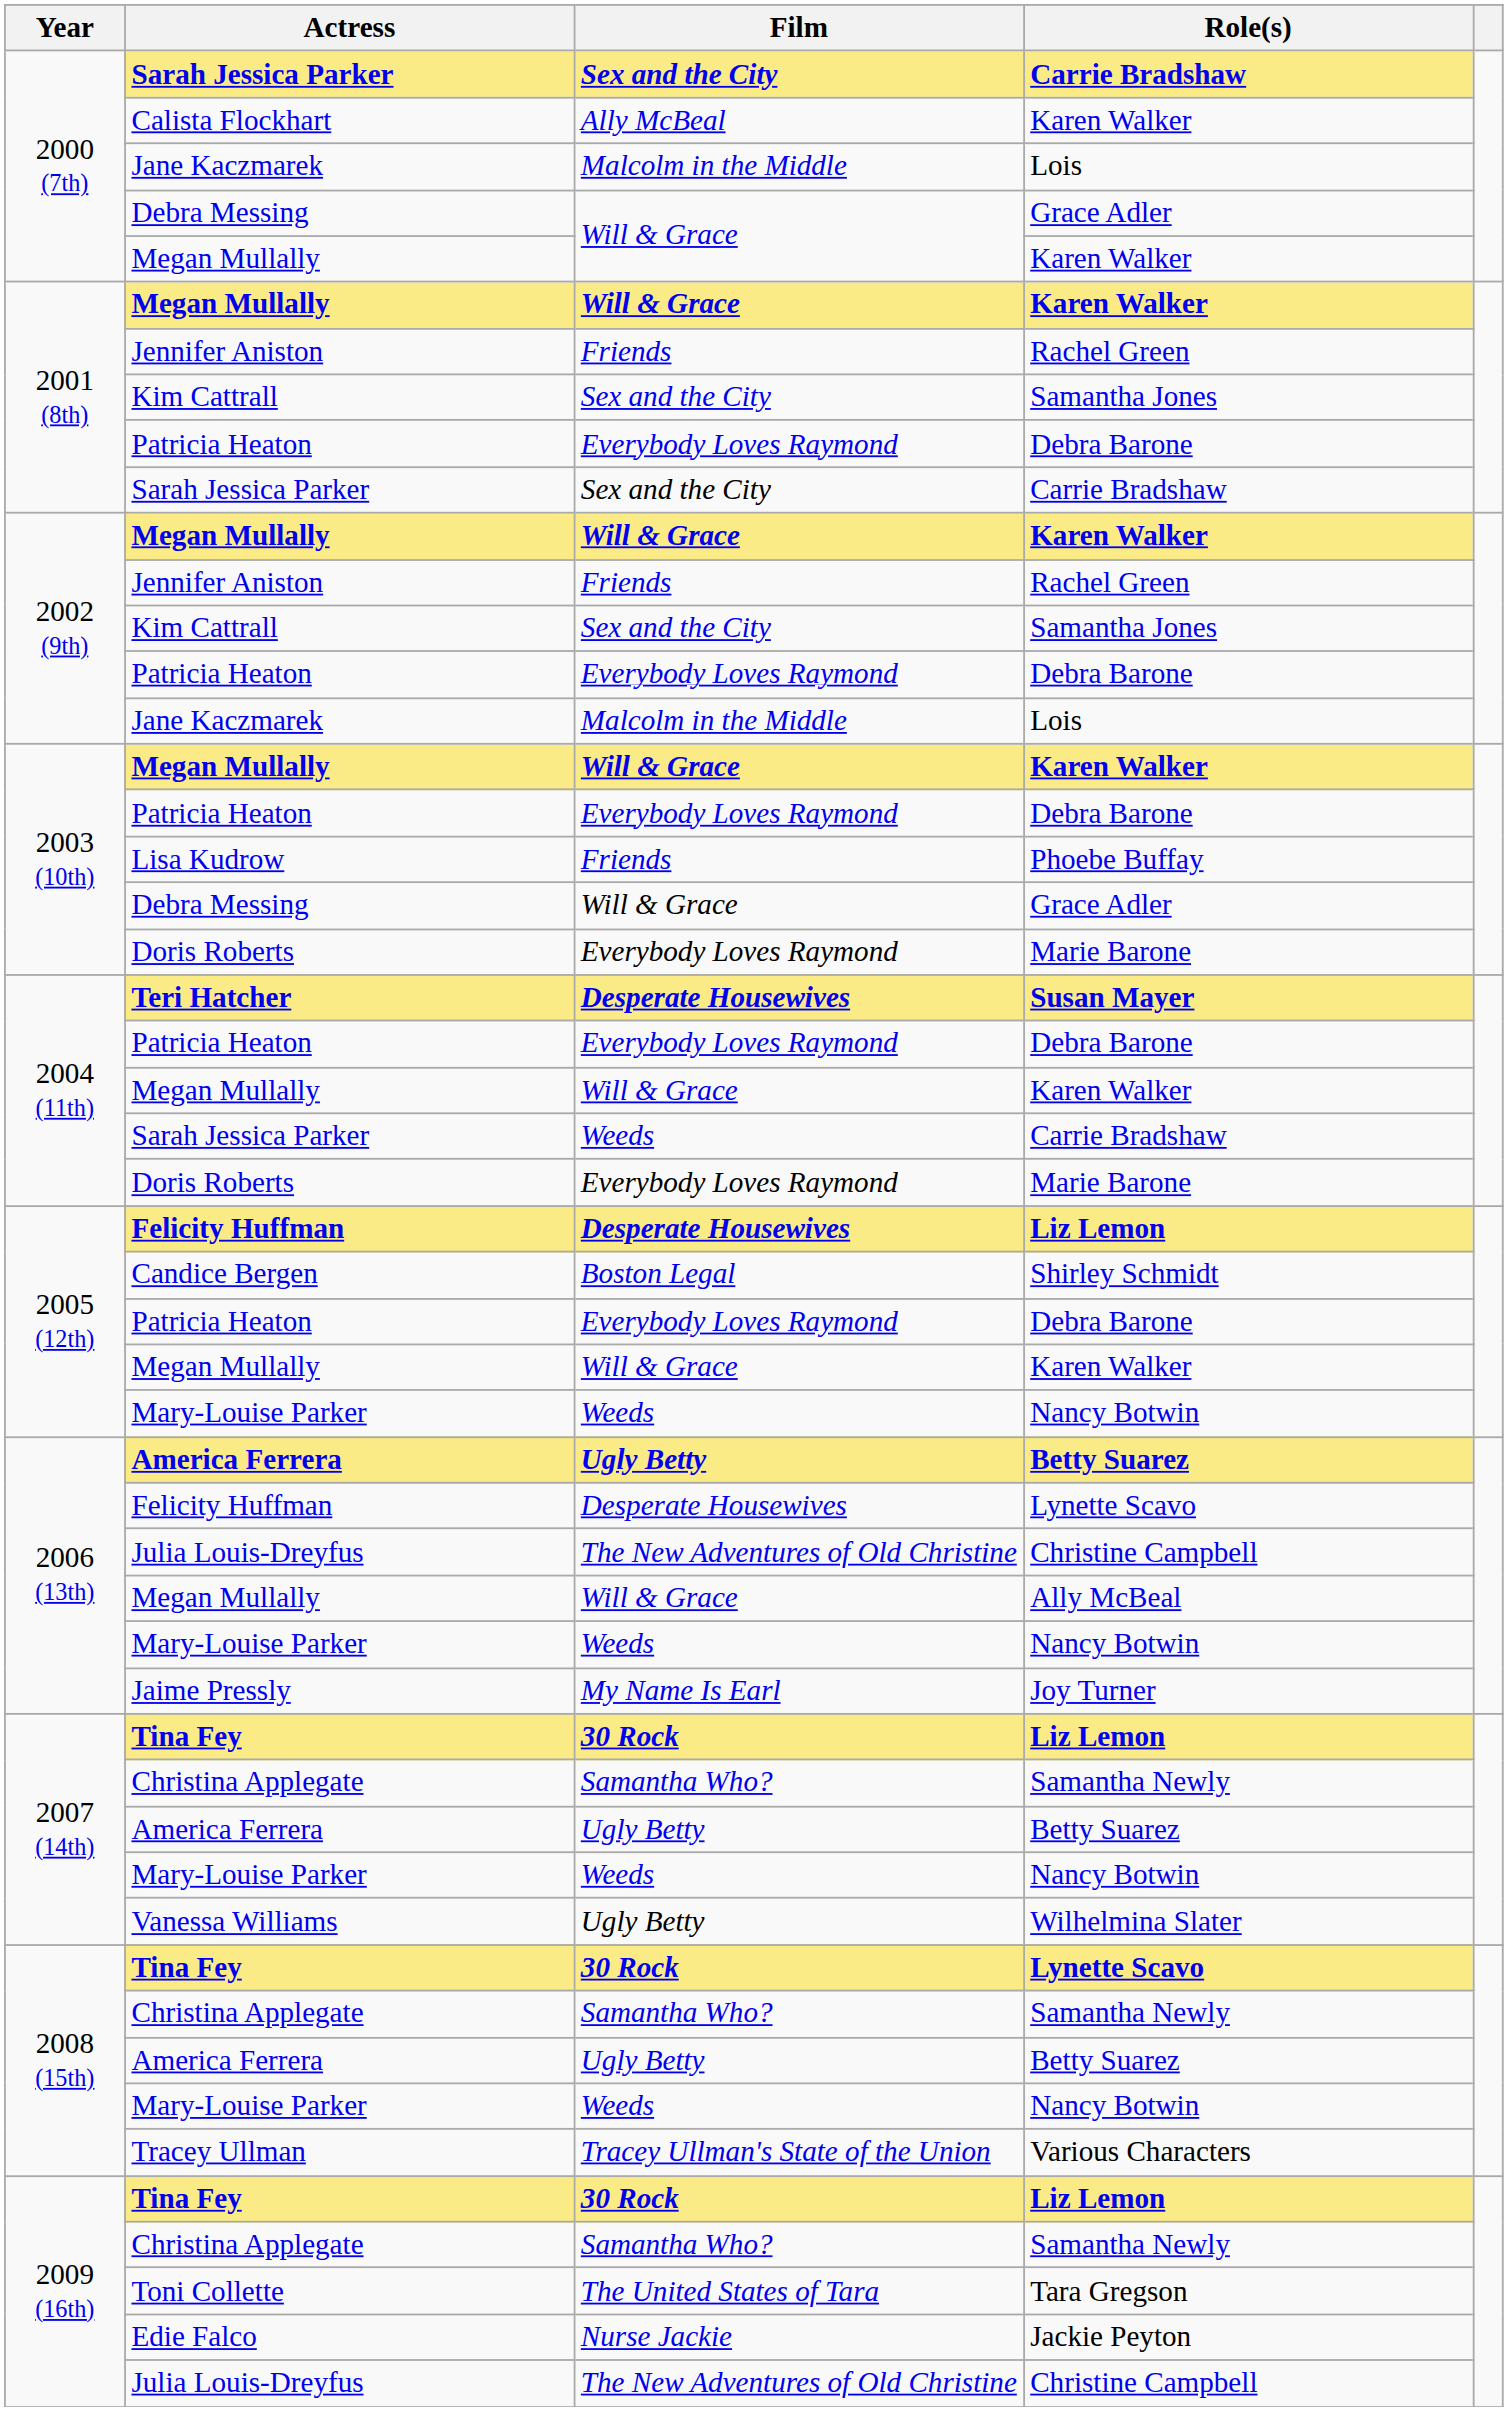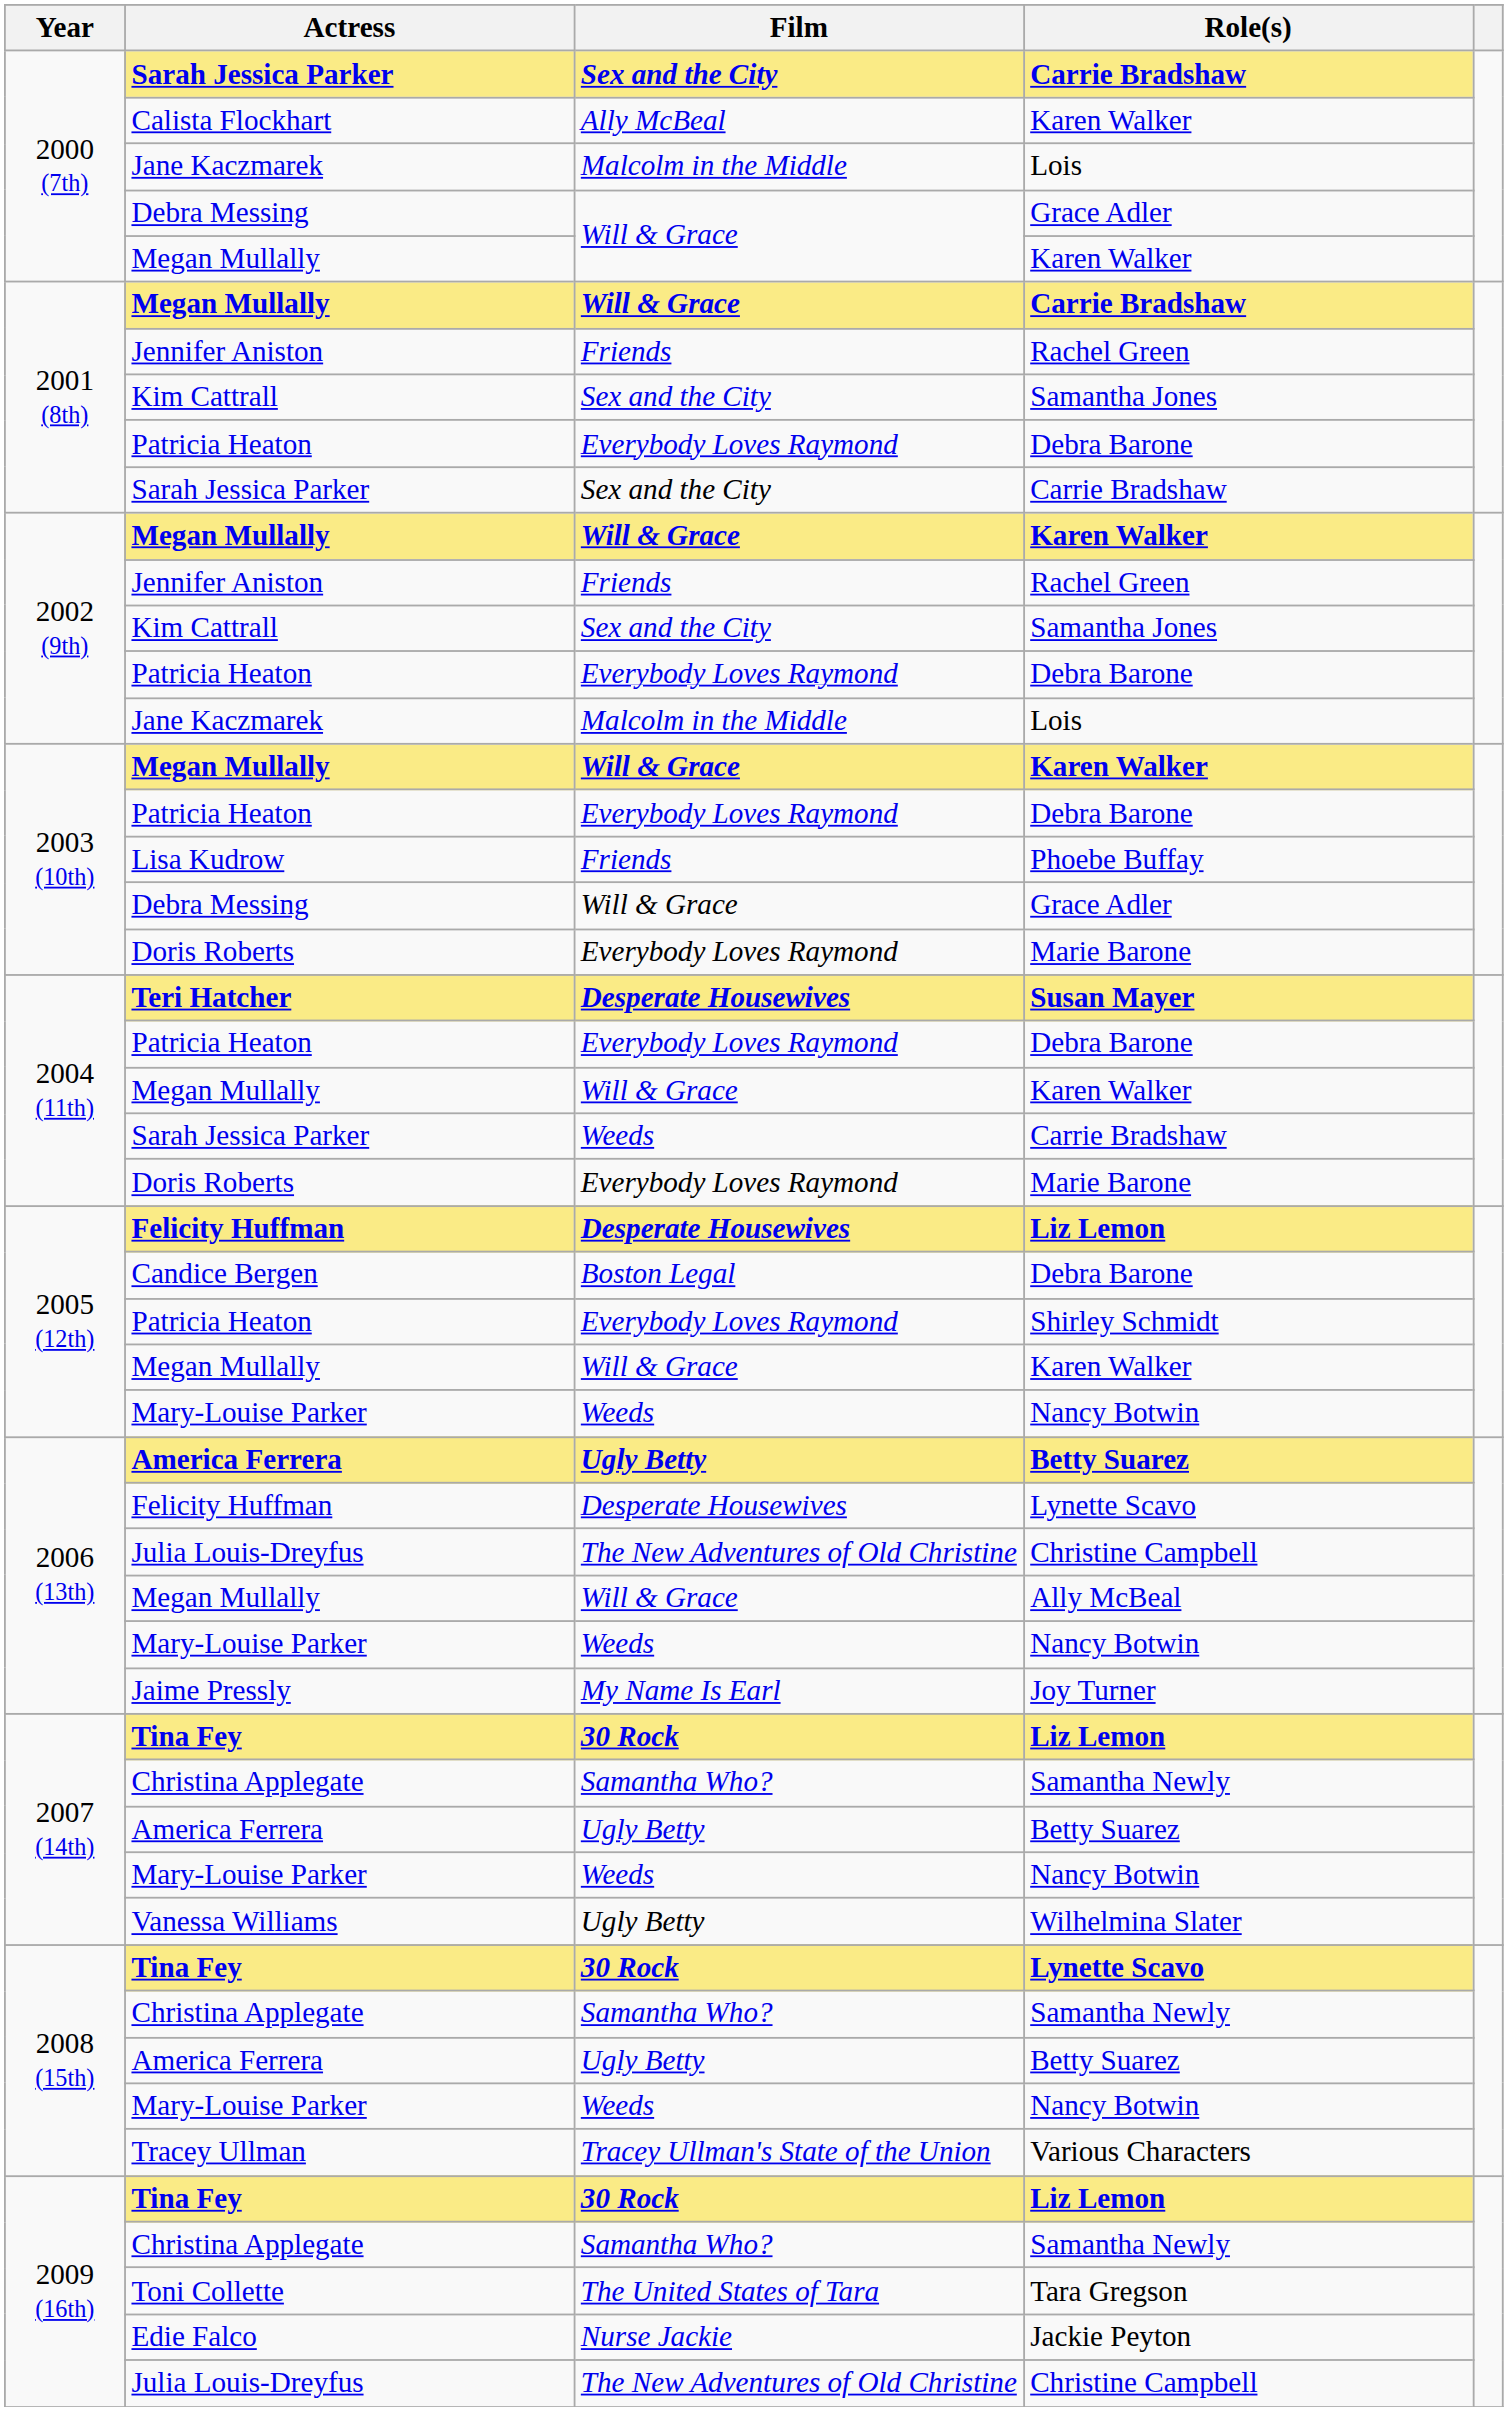(1119, 304) Karen Walker -> (1138, 304) Carrie Bradshaw
(1124, 1274) Shirley Schmidt -> (1111, 1274) Debra Barone
(1111, 1320) Debra Barone -> (1124, 1320) Shirley Schmidt
